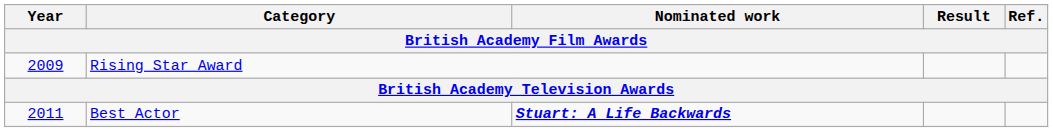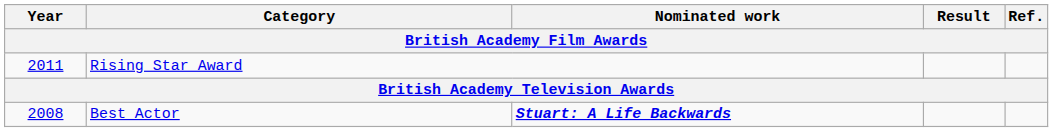(46, 65) 2009 -> (46, 65) 2011
(46, 114) 2011 -> (46, 114) 2008
